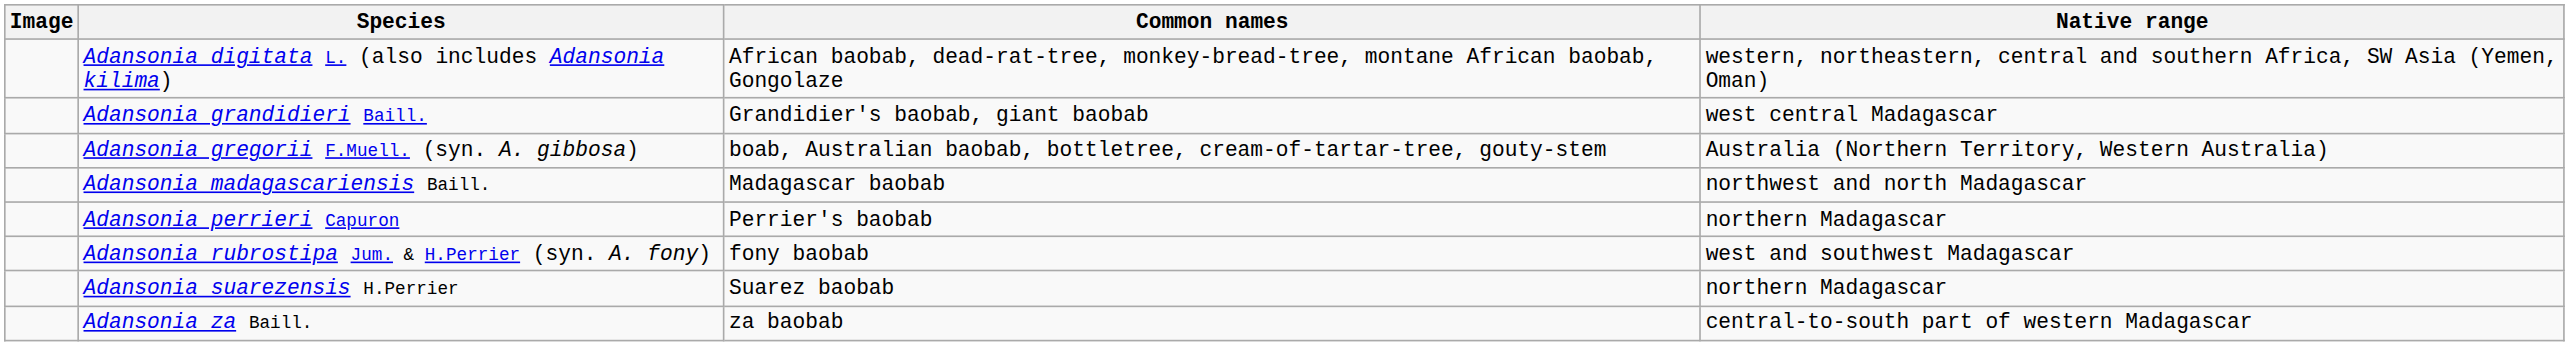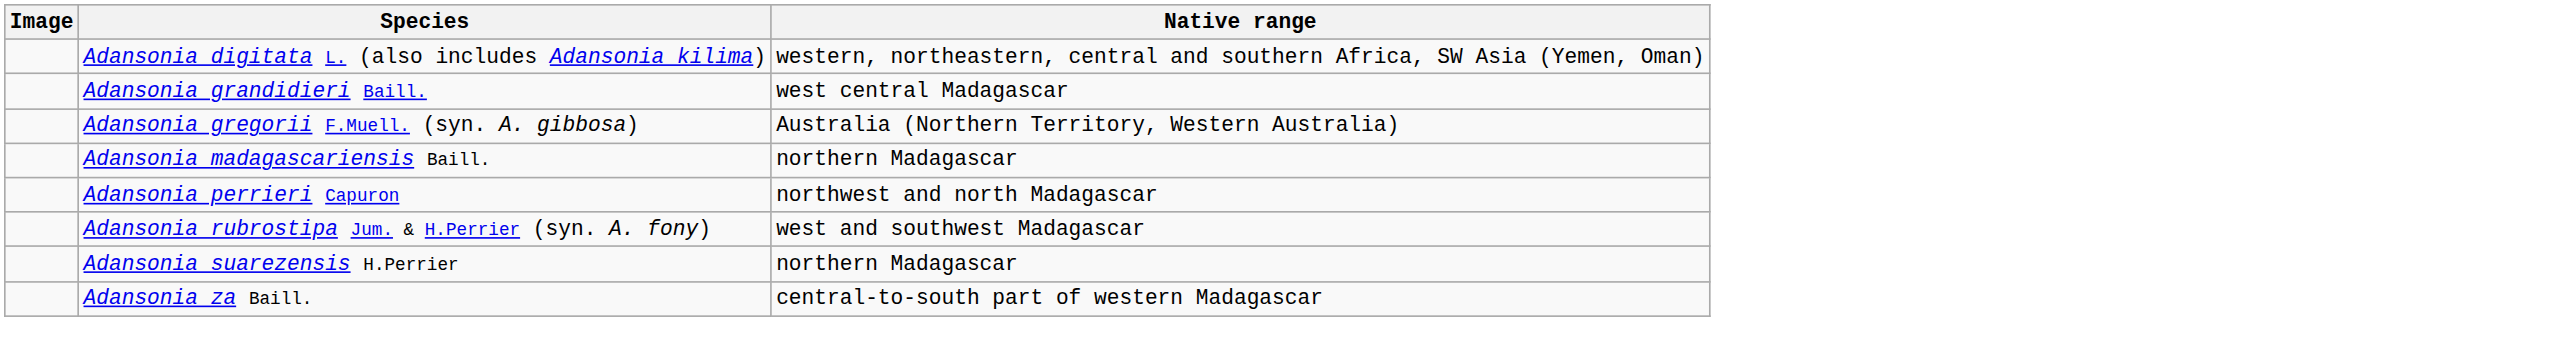- column: (1212, 22)
(1896, 185) northwest and north Madagascar -> (897, 160) northern Madagascar
(1826, 219) northern Madagascar -> (967, 195) northwest and north Madagascar
